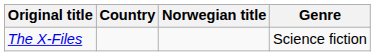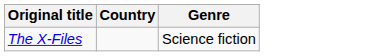- column: (214, 16)
